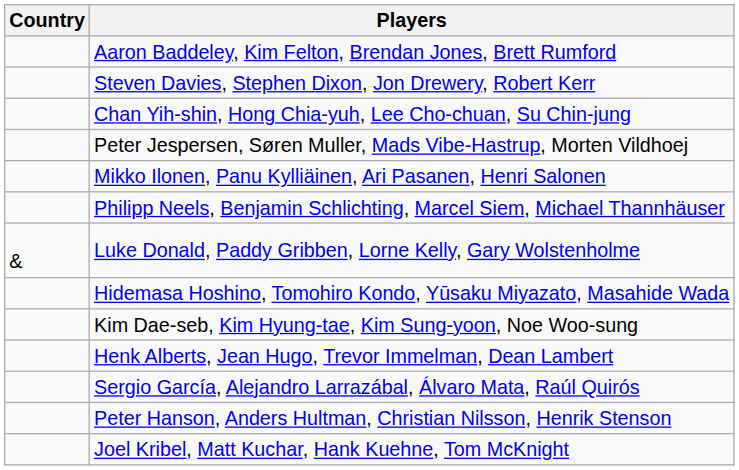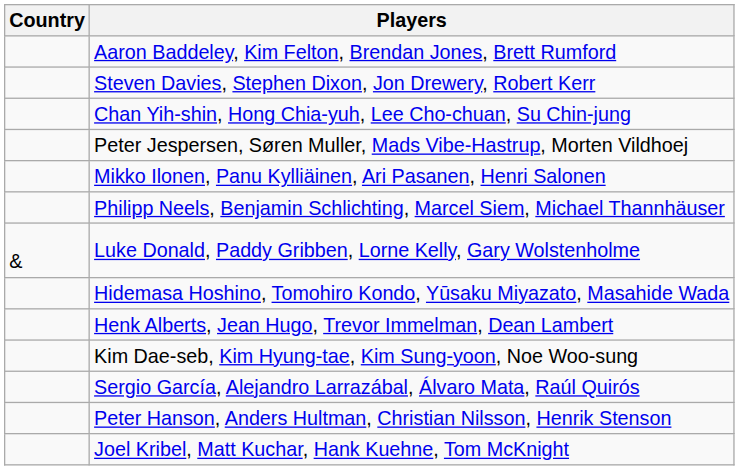rows swapped: (354, 355) <-> (366, 324)
